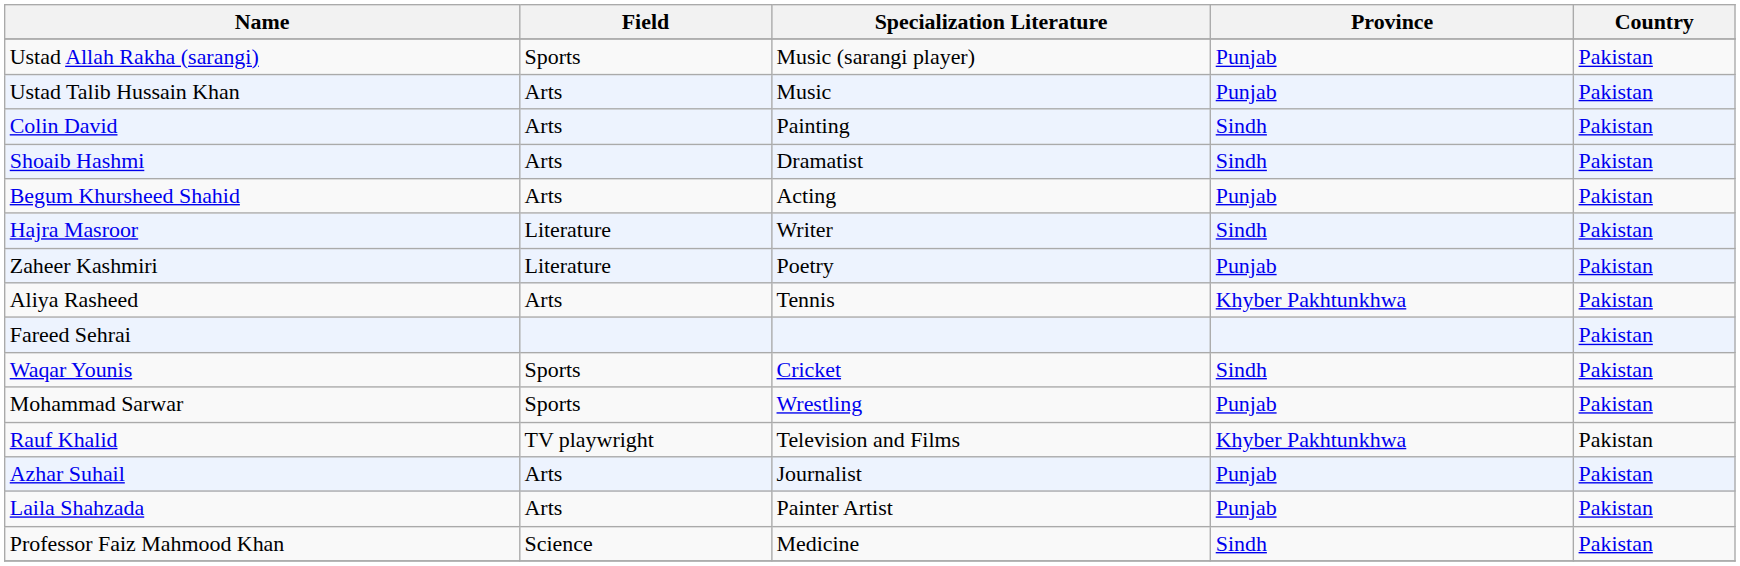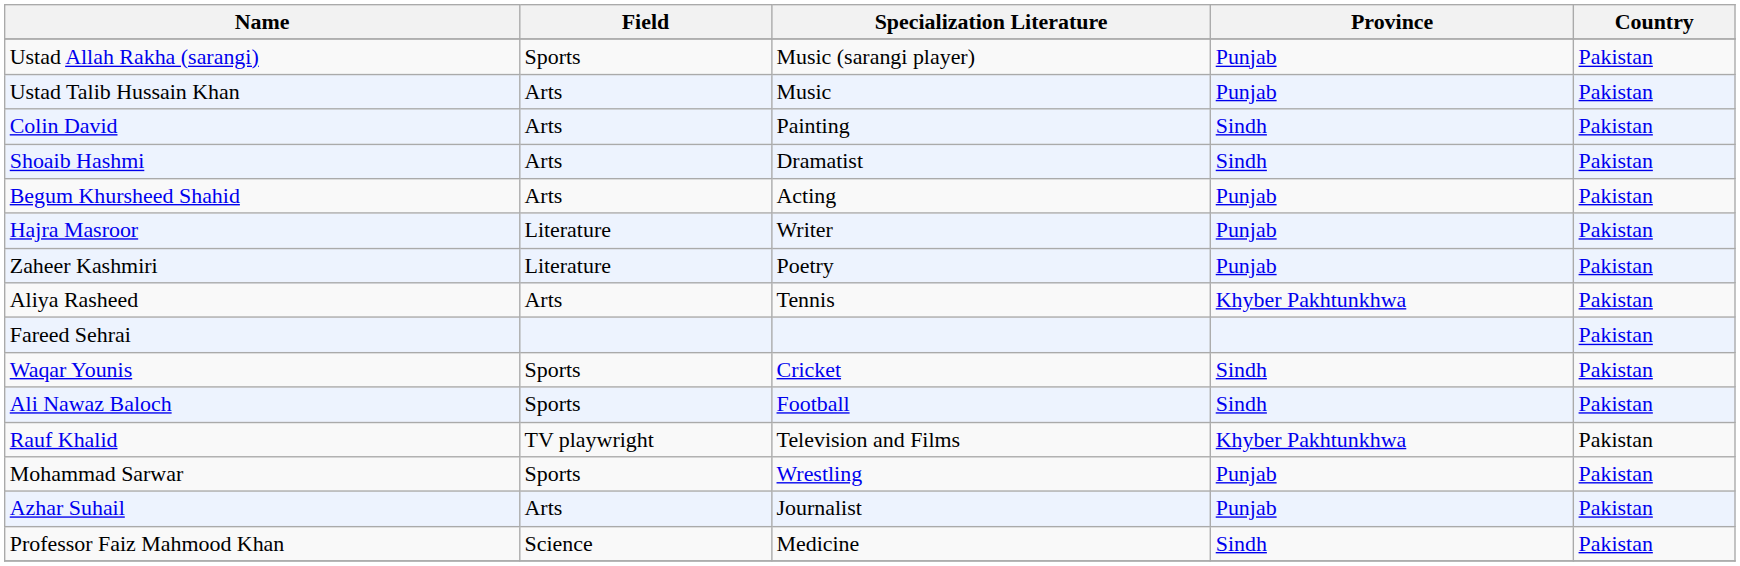(1241, 230) Sindh -> (1246, 230) Punjab
+ row: (91, 404)
rows swapped: (64, 439) <-> (96, 404)
- row: (77, 508)
